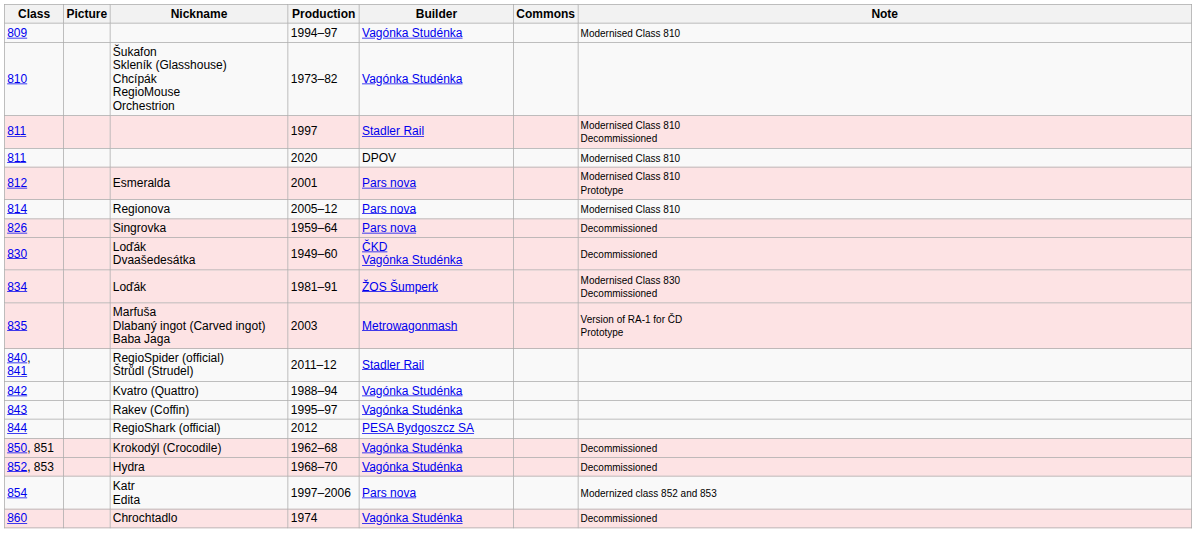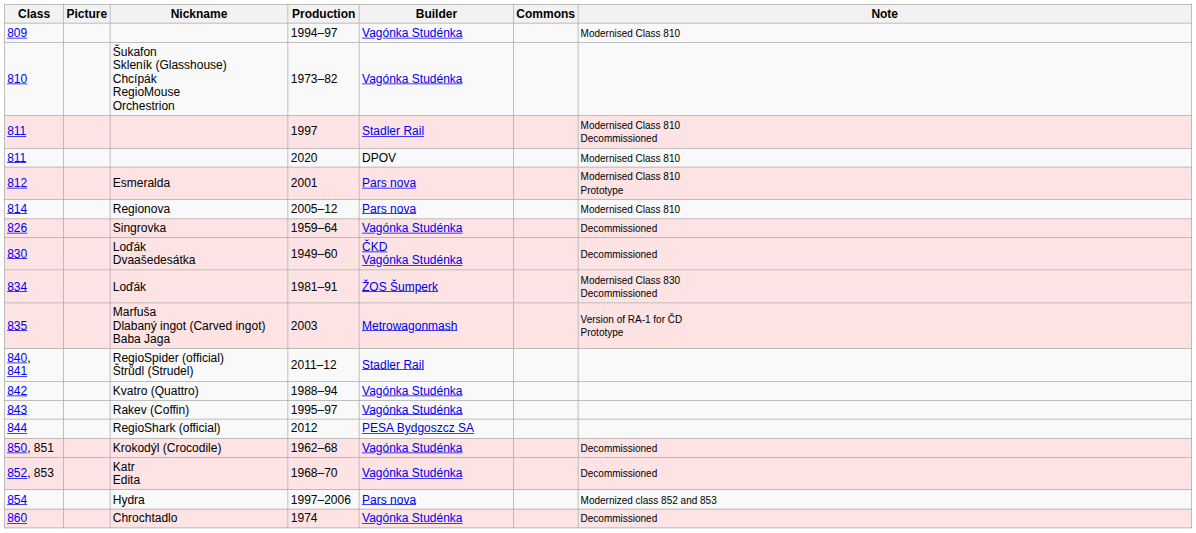(389, 228) Pars nova -> (412, 228) Vagónka Studénka
(129, 467) Hydra -> (126, 473) Katr Edita
(126, 492) Katr Edita -> (129, 499) Hydra
